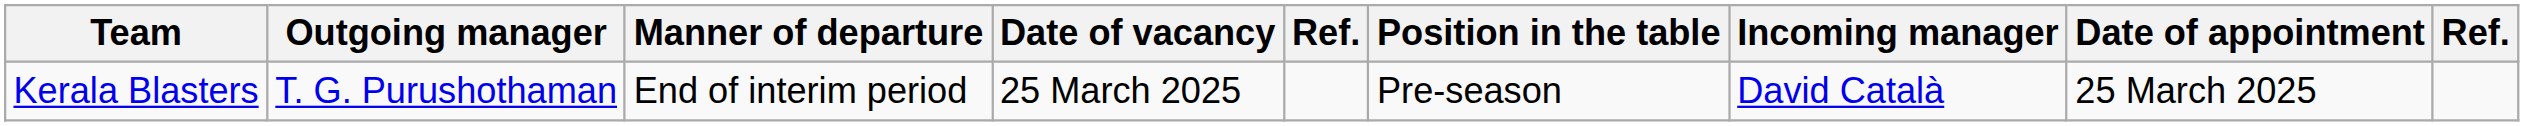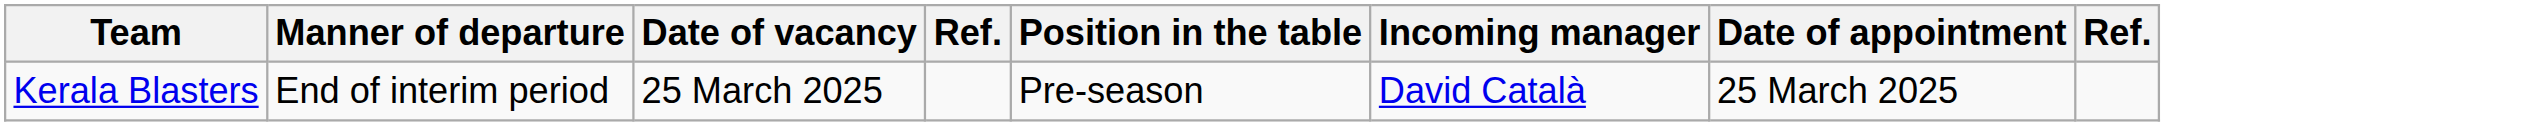- column: (446, 33)
